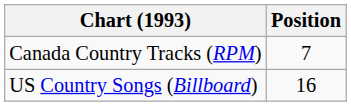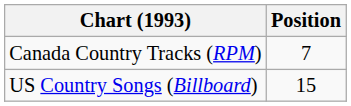(306, 85) 16 -> (306, 85) 15
